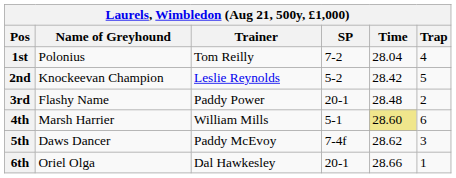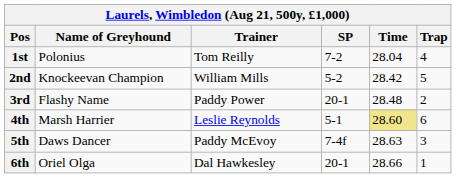(237, 78) Leslie Reynolds -> (231, 78) William Mills
(231, 120) William Mills -> (237, 120) Leslie Reynolds
(387, 141) 28.62 -> (387, 141) 28.63
